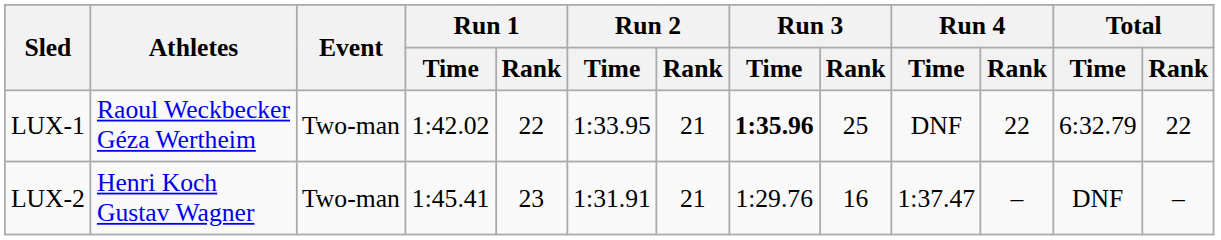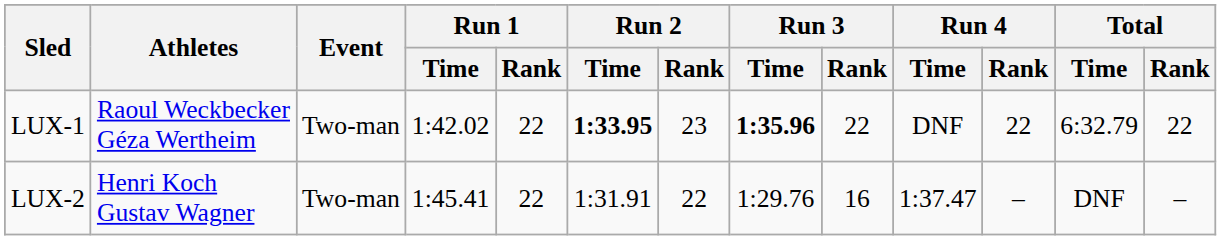(612, 125) normal -> (613, 125) bold
(693, 125) 21 -> (694, 125) 23
(856, 125) 25 -> (857, 125) 22
(531, 198) 23 -> (531, 198) 22
(693, 198) 21 -> (694, 198) 22
